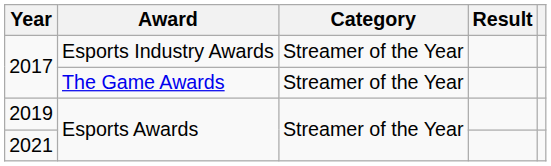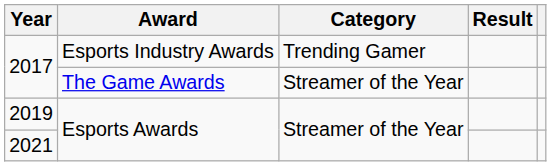(373, 51) Streamer of the Year -> (354, 51) Trending Gamer
